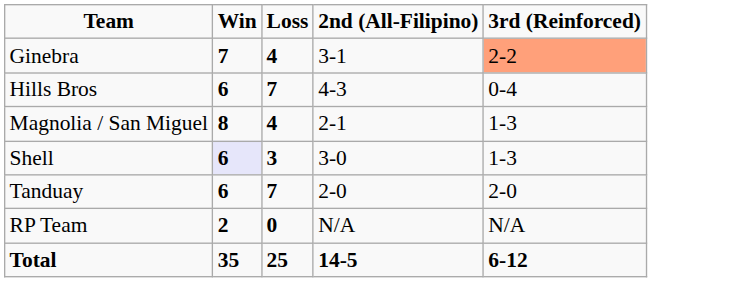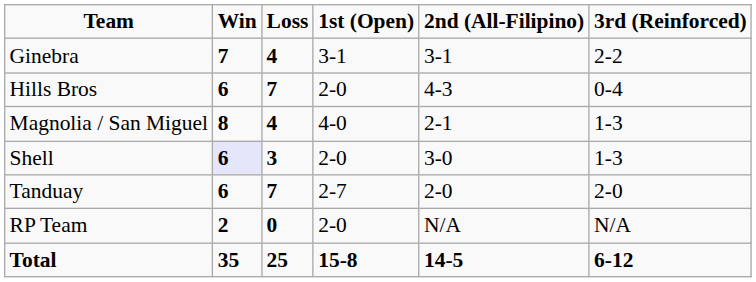+ column: (366, 21)
(503, 55) lightsalmon background -> (608, 55) no background
